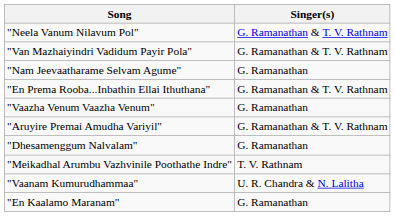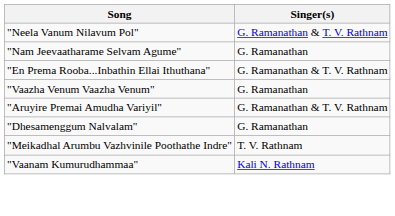- row: (100, 51)
(300, 183) U. R. Chandra & N. Lalitha -> (276, 164) Kali N. Rathnam
- row: (63, 202)
